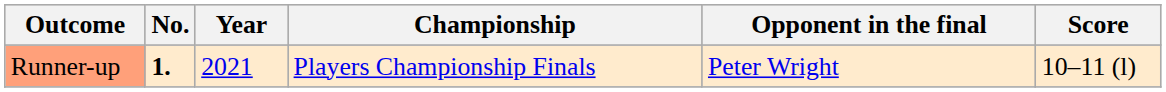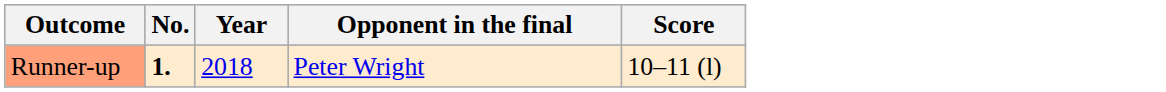- column: (495, 24)
(227, 65) 2021 -> (227, 65) 2018
